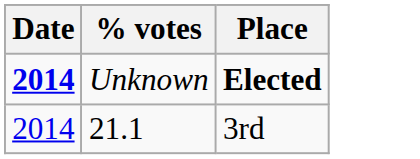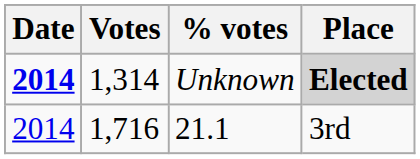+ column: (125, 29)
(272, 78) no background -> (358, 78) lightgrey background
